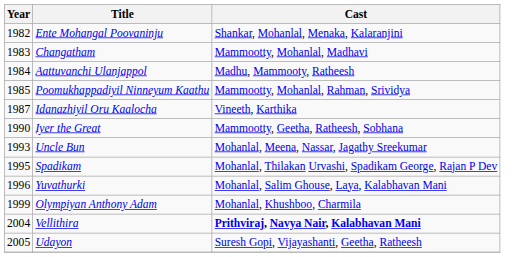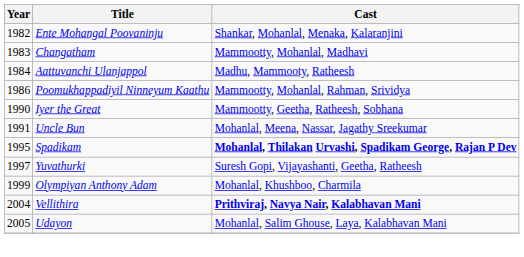(19, 90) 1985 -> (19, 90) 1986
- row: (96, 109)
(19, 147) 1993 -> (19, 128) 1991
(356, 166) normal -> (366, 147) bold
(19, 185) 1996 -> (19, 166) 1997
(331, 185) Mohanlal, Salim Ghouse, Laya, Kalabhavan Mani -> (318, 166) Suresh Gopi, Vijayashanti, Geetha, Ratheesh
(318, 242) Suresh Gopi, Vijayashanti, Geetha, Ratheesh -> (331, 223) Mohanlal, Salim Ghouse, Laya, Kalabhavan Mani
